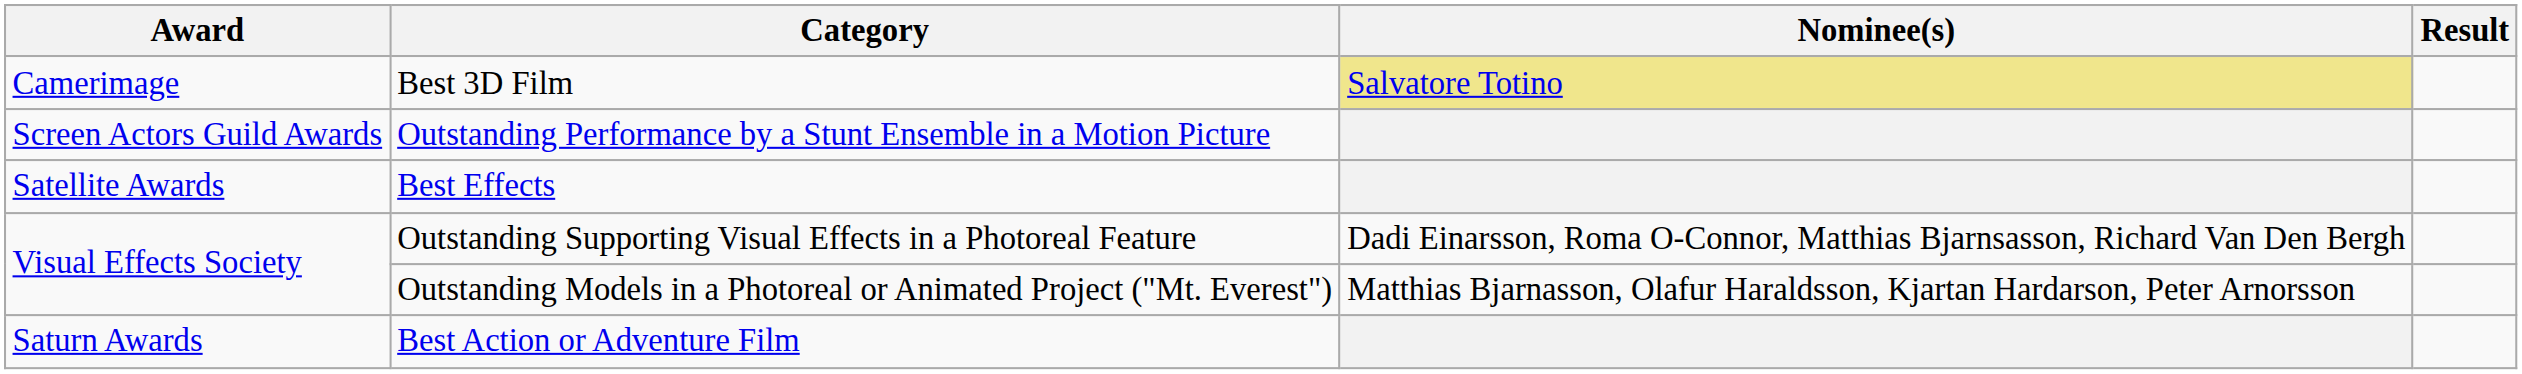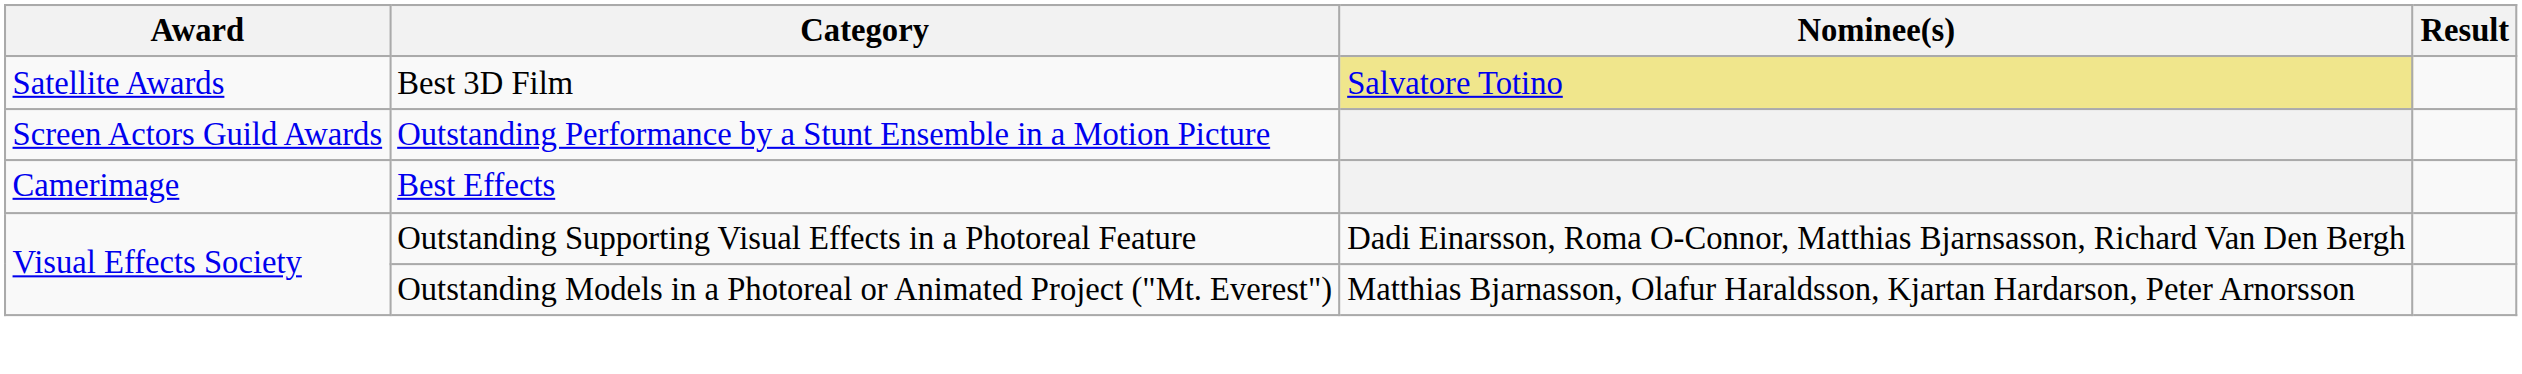(96, 82) Camerimage -> (118, 82) Satellite Awards
(118, 185) Satellite Awards -> (96, 185) Camerimage
- row: (598, 340)
